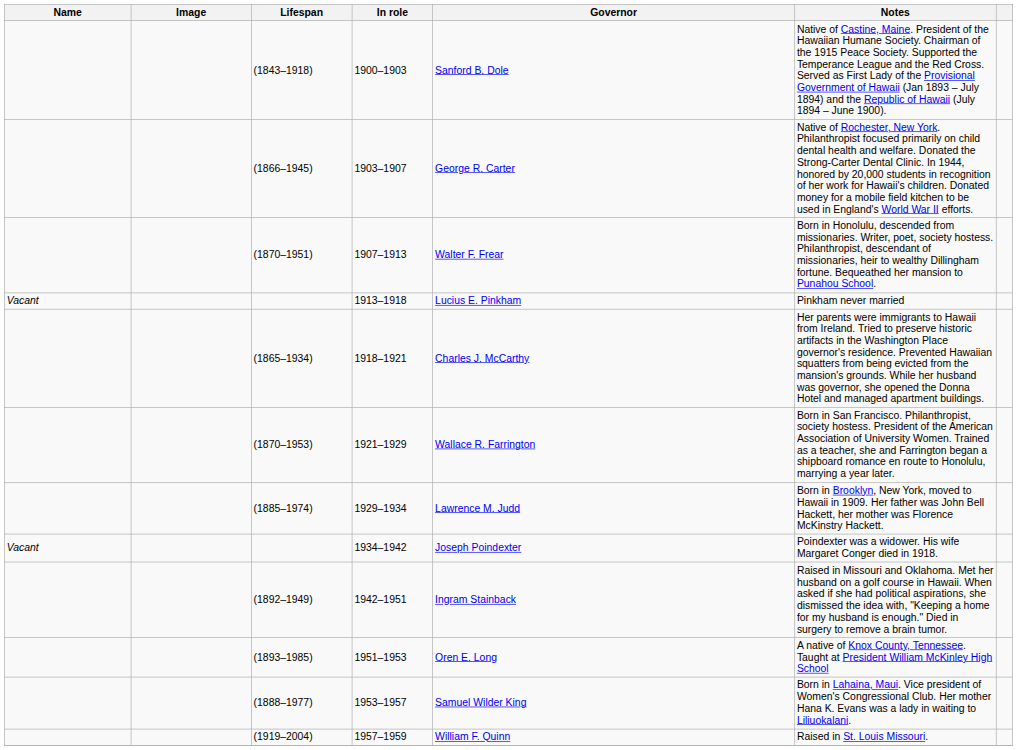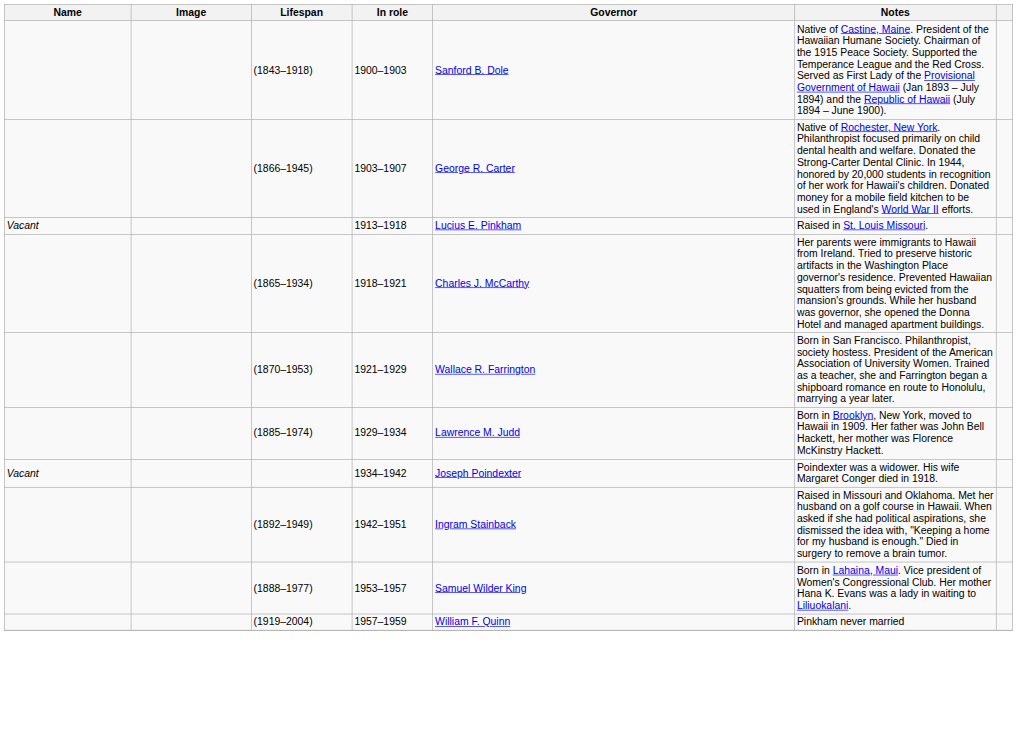- row: (380, 255)
(851, 301) Pinkham never married -> (862, 226) Raised in St. Louis Missouri.
- row: (380, 657)
(862, 737) Raised in St. Louis Missouri. -> (851, 622) Pinkham never married
